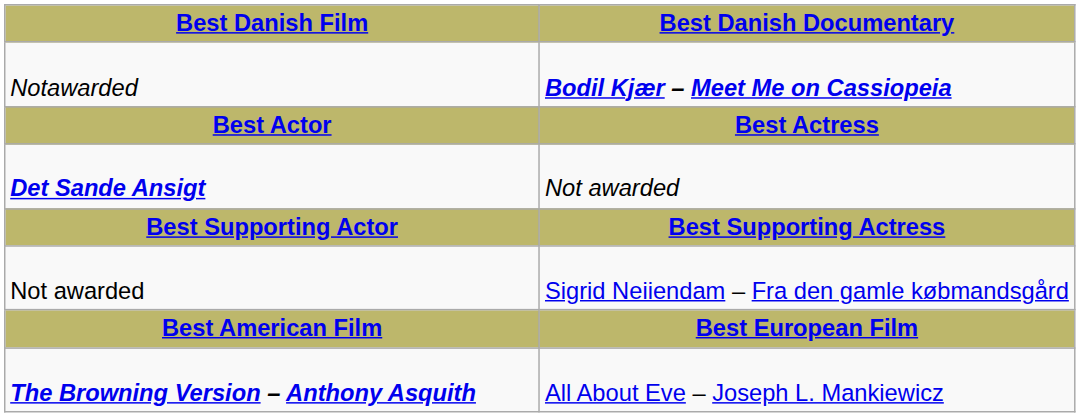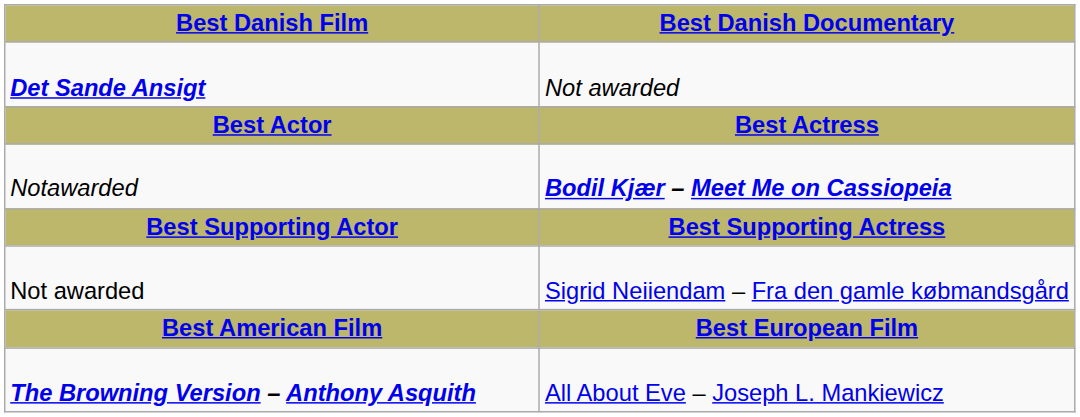rows swapped: (108, 189) <-> (74, 87)
